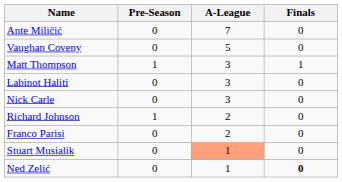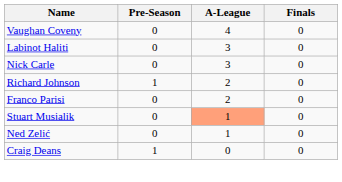- row: (34, 30)
(228, 47) 5 -> (228, 30) 4
- row: (42, 64)
(301, 168) bold -> (301, 133) normal
+ row: (34, 151)
